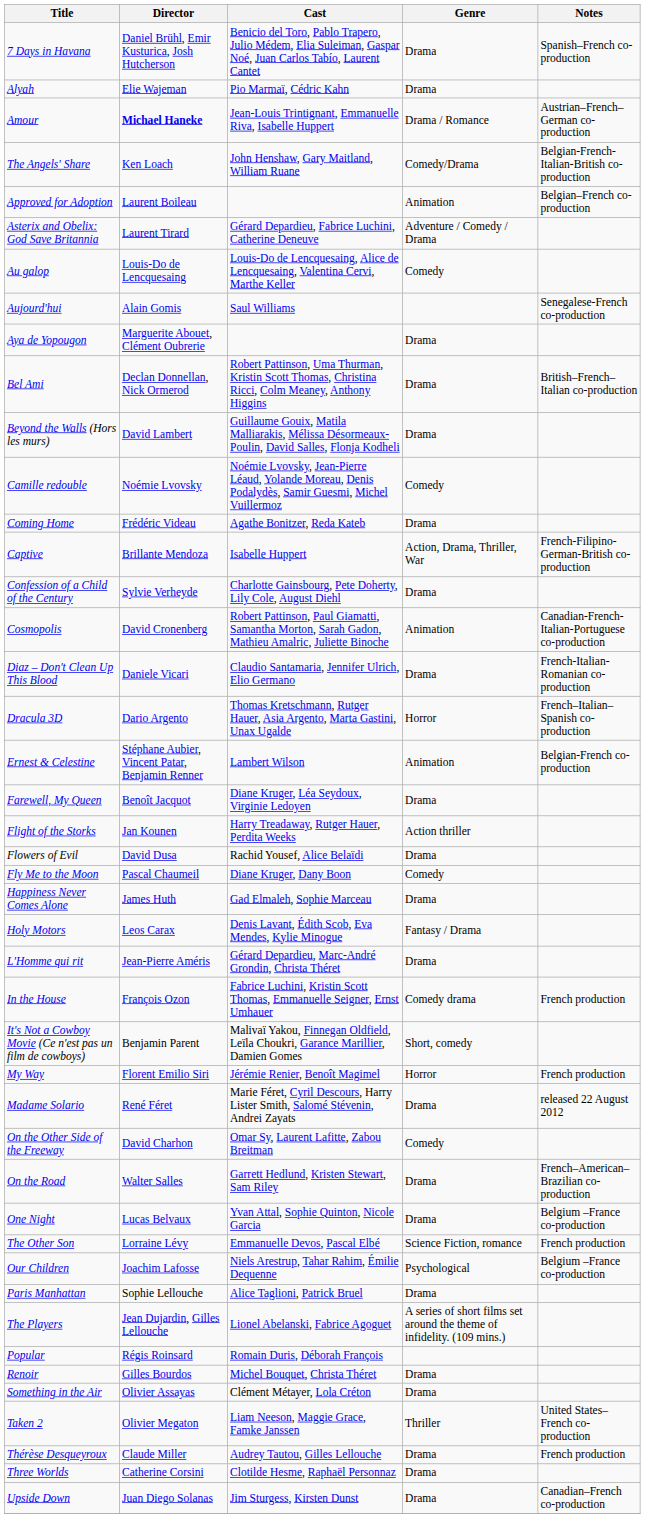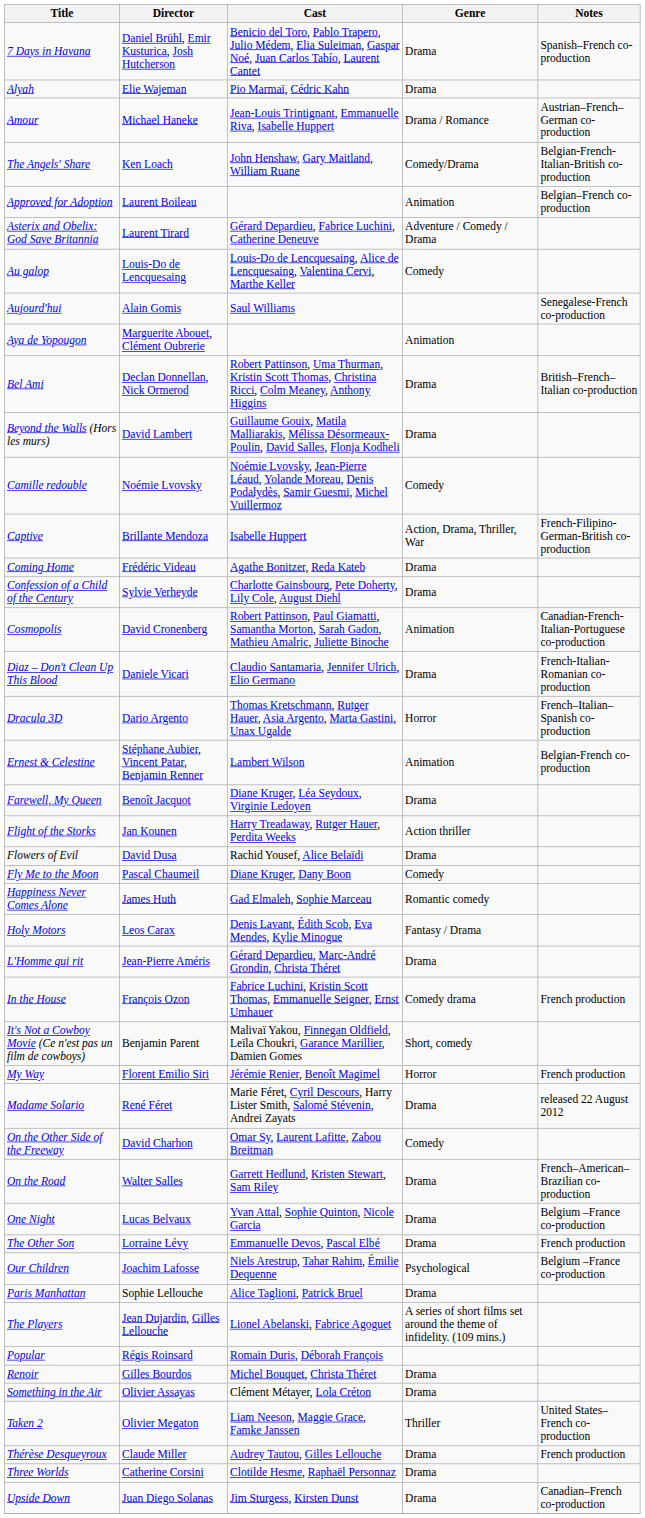(162, 120) bold -> (160, 120) normal
(421, 340) Drama -> (430, 340) Animation
rows swapped: (25, 554) <-> (40, 523)
(421, 899) Drama -> (447, 899) Romantic comedy
(463, 1243) Science Fiction, romance -> (421, 1243) Drama
